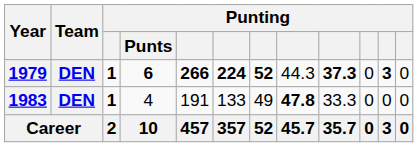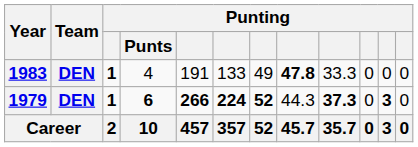rows swapped: (28, 73) <-> (28, 100)
